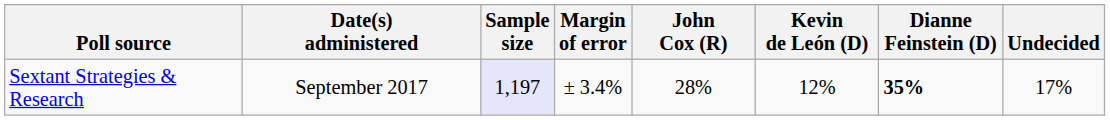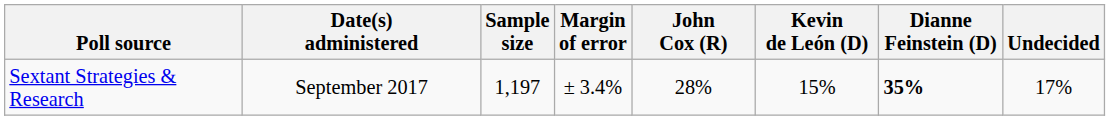(517, 87) lavender background -> (517, 87) no background
(817, 87) 12% -> (817, 87) 15%
